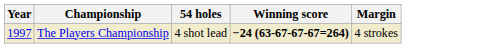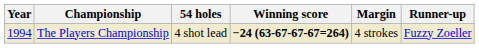+ column: (438, 14)
(19, 33) 1997 -> (19, 33) 1994
